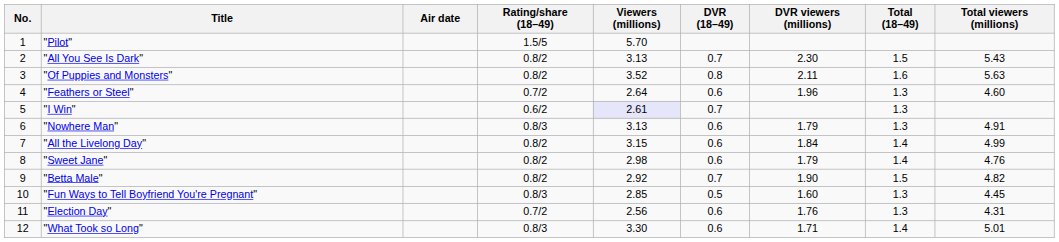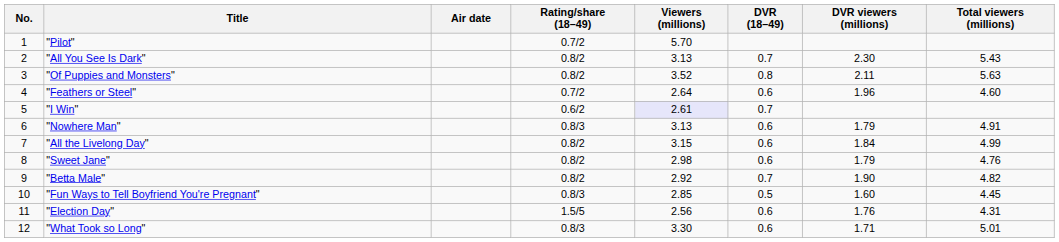- column: (900, 19)
(535, 42) 1.5/5 -> (573, 42) 0.7/2
(535, 212) 0.7/2 -> (573, 212) 1.5/5
